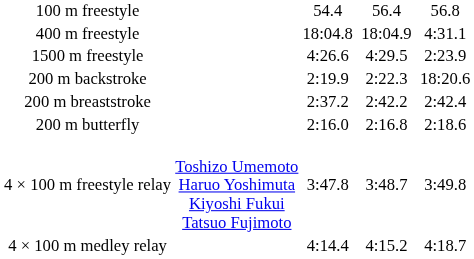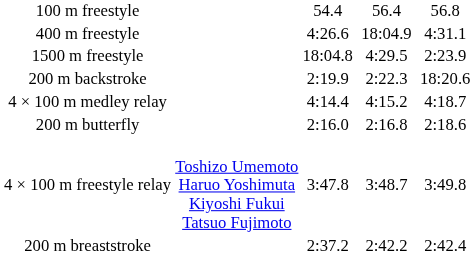(328, 33) 18:04.8 -> (328, 33) 4:26.6
(328, 56) 4:26.6 -> (328, 56) 18:04.8
rows swapped: (88, 101) <-> (88, 245)
